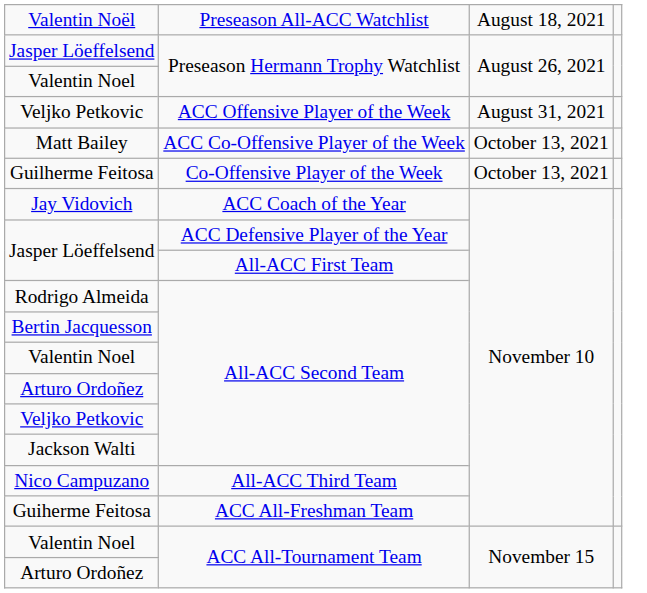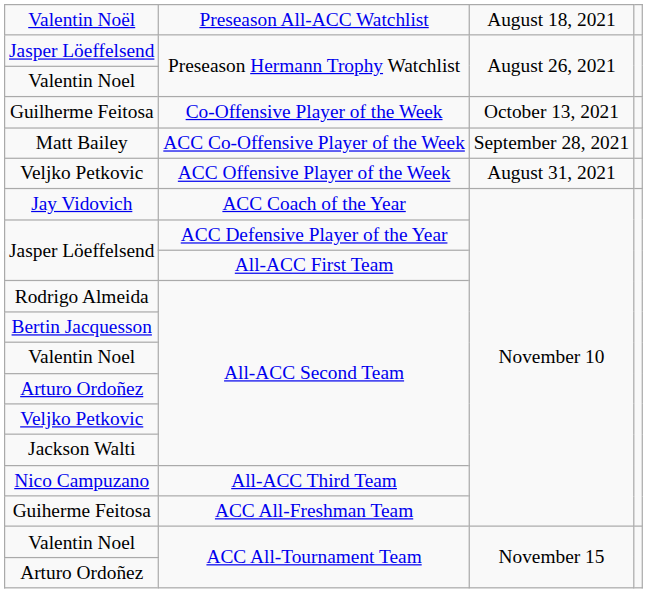rows swapped: (82, 111) <-> (82, 173)
(541, 142) October 13, 2021 -> (551, 142) September 28, 2021
